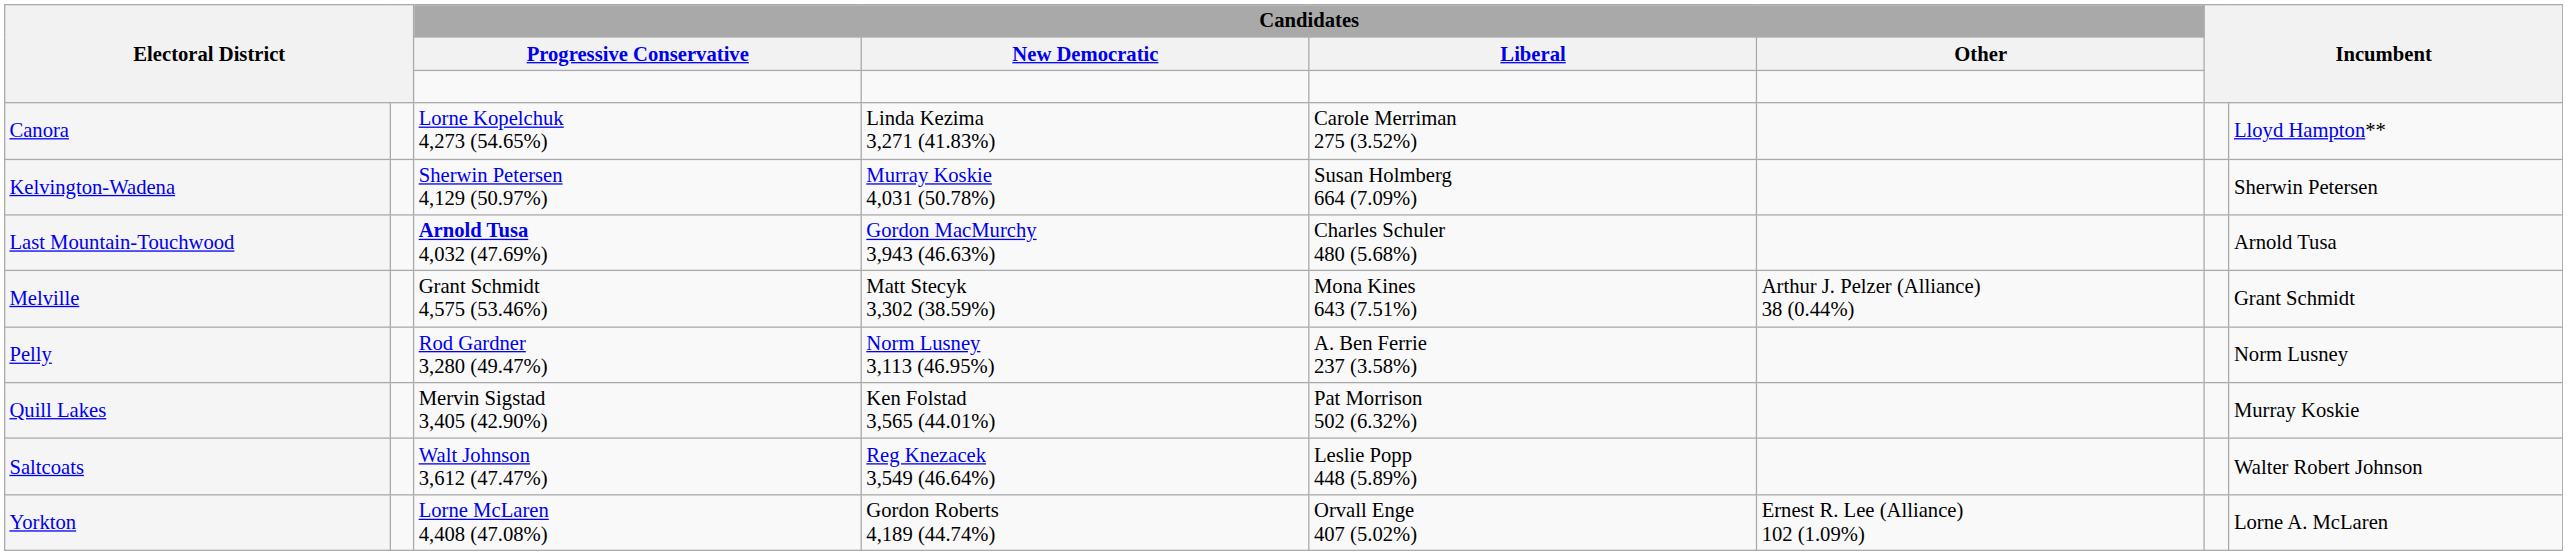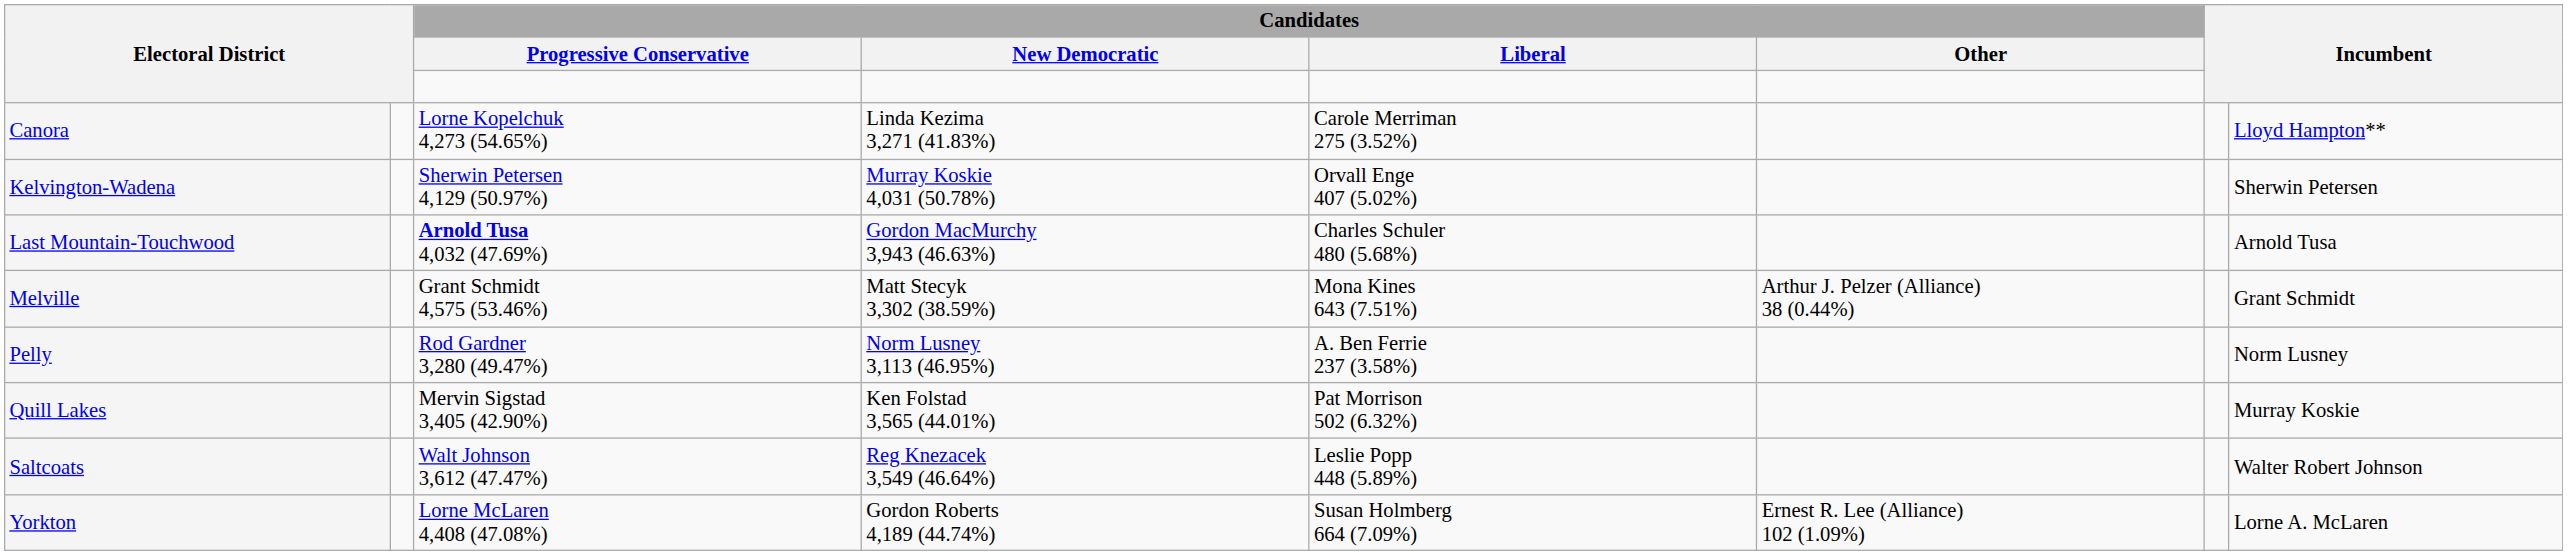(1383, 186) Susan Holmberg 664 (7.09%) -> (1366, 186) Orvall Enge 407 (5.02%)
(1366, 522) Orvall Enge 407 (5.02%) -> (1383, 522) Susan Holmberg 664 (7.09%)
